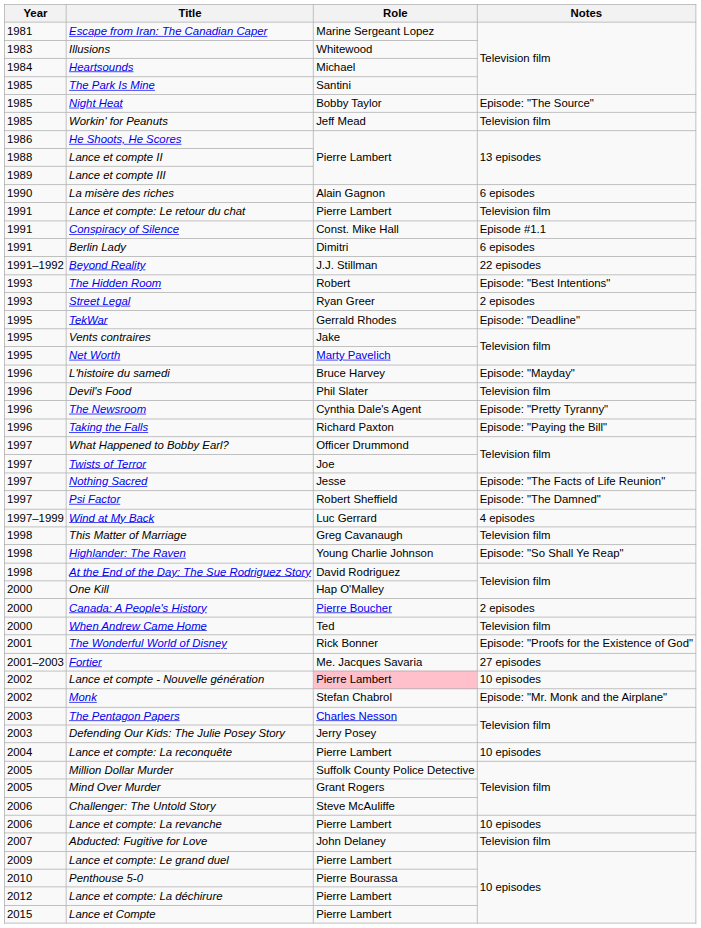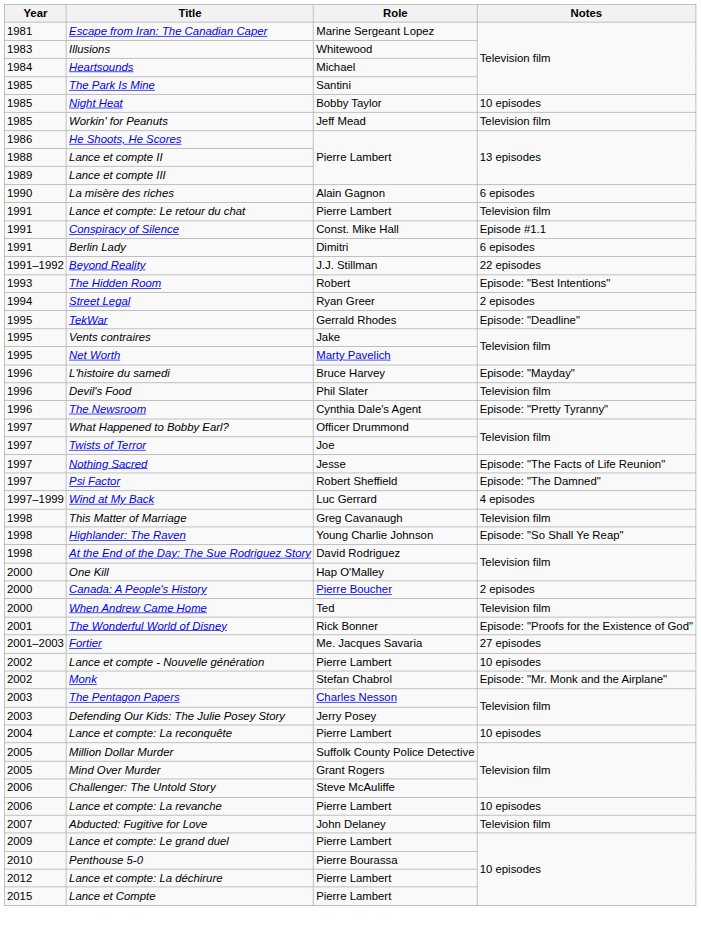(537, 103) Episode: "The Source" -> (510, 103) 10 episodes
(20, 301) 1993 -> (20, 301) 1994
- row: (109, 427)
(354, 680) pink background -> (354, 662) no background
